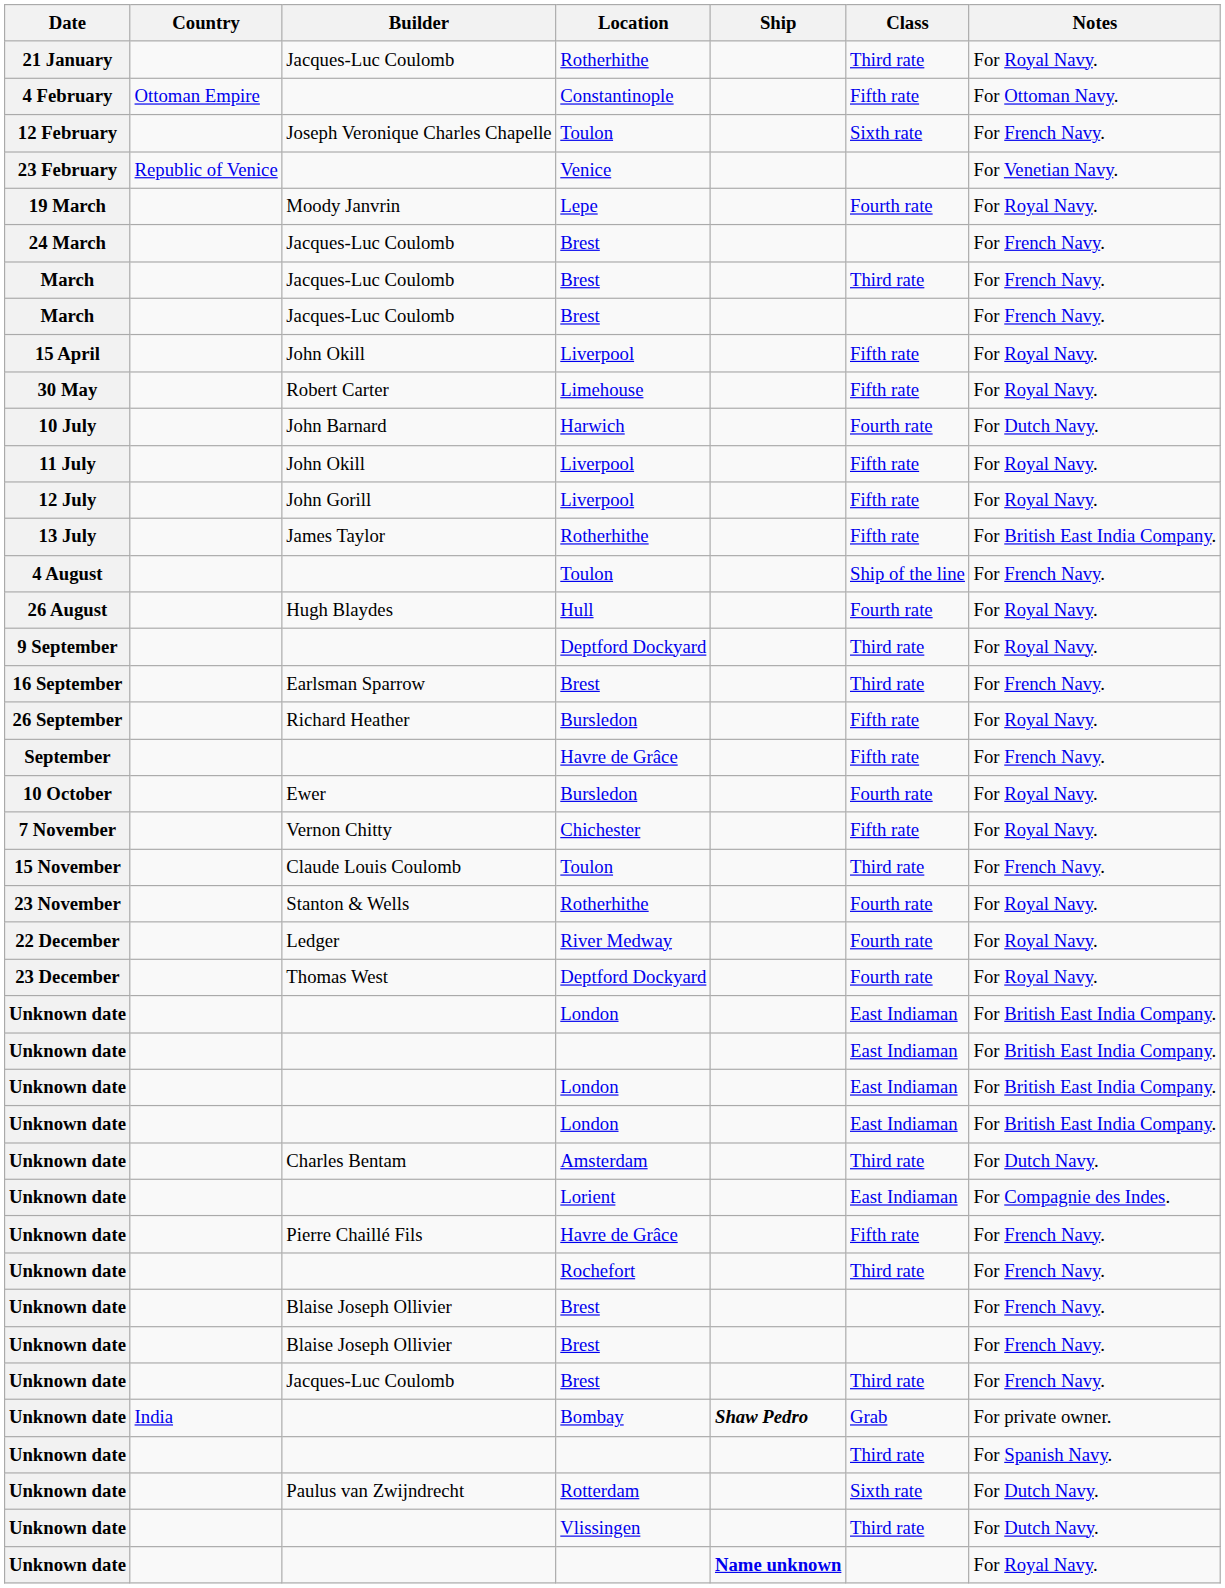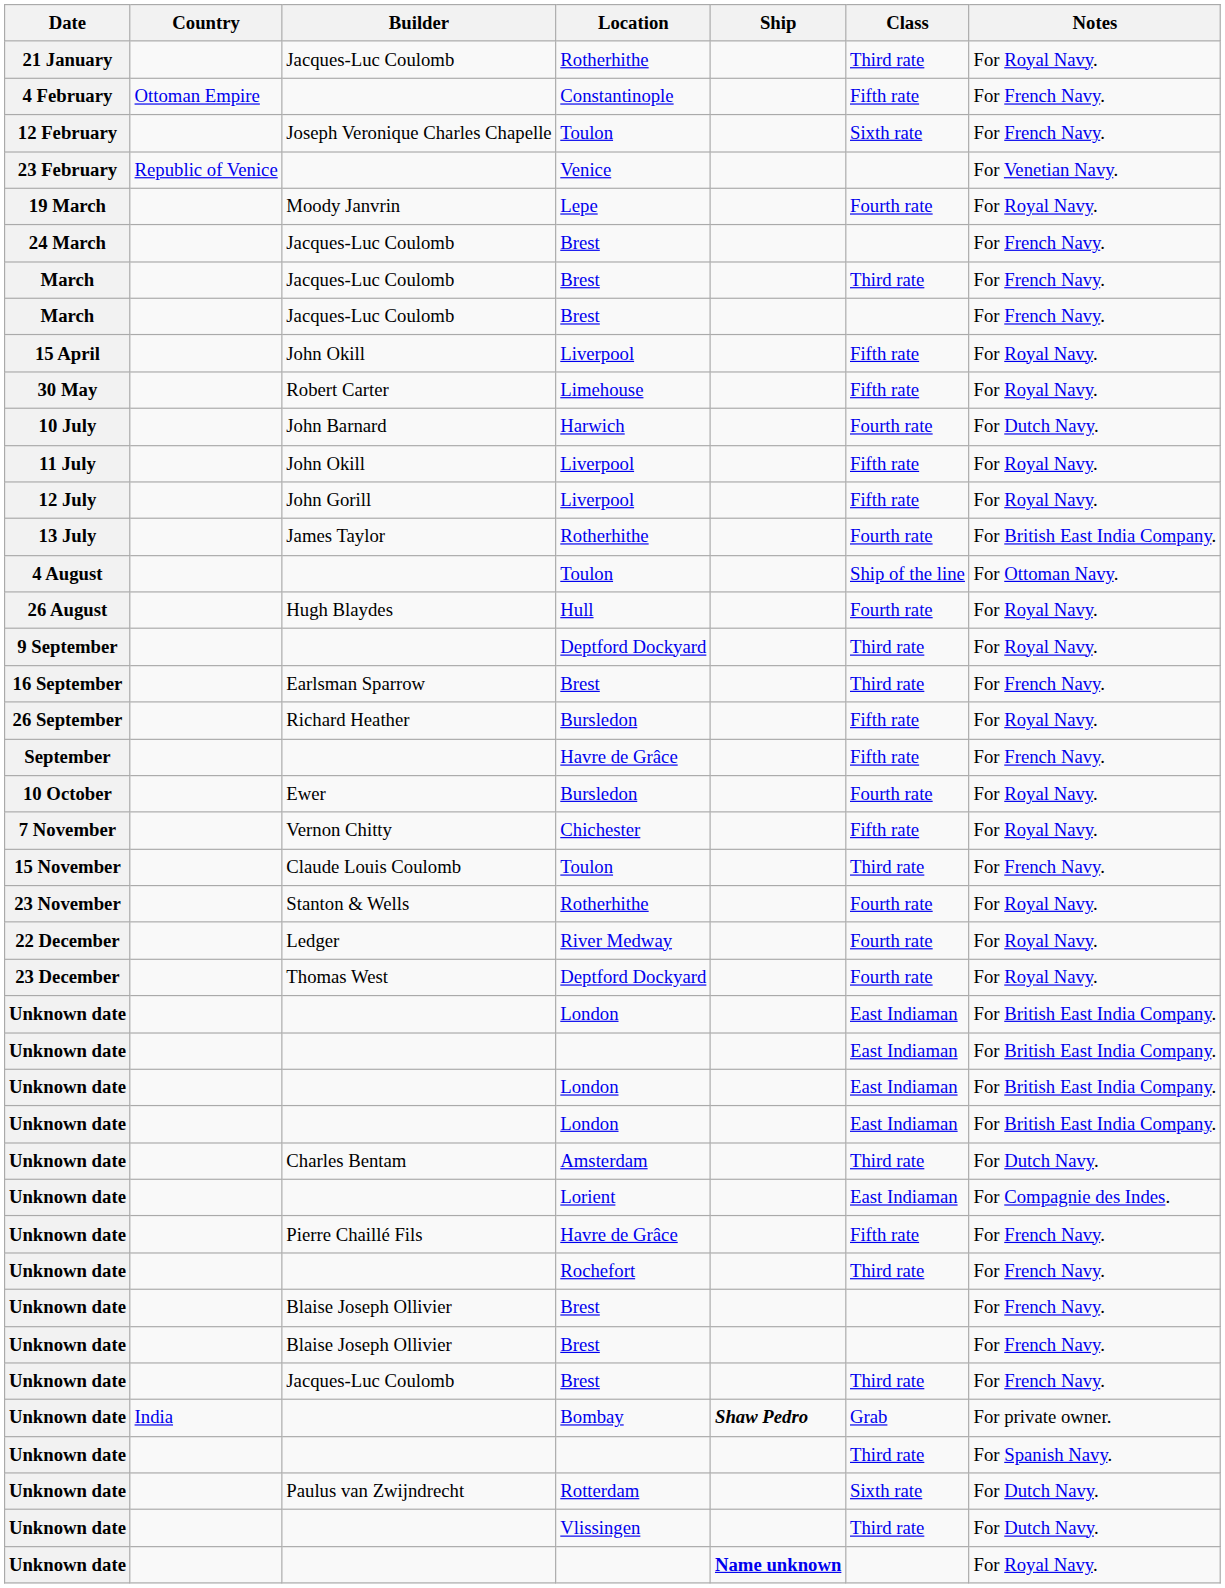(1046, 96) For Ottoman Navy. -> (1039, 96) For French Navy.
(885, 536) Fifth rate -> (891, 536) Fourth rate
(1039, 573) For French Navy. -> (1046, 573) For Ottoman Navy.
